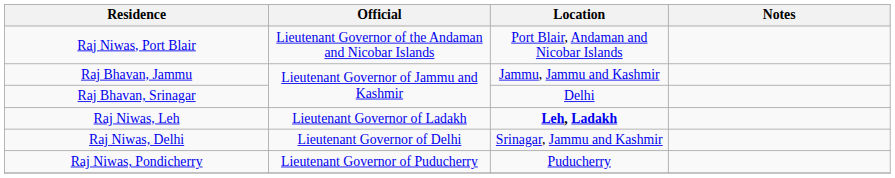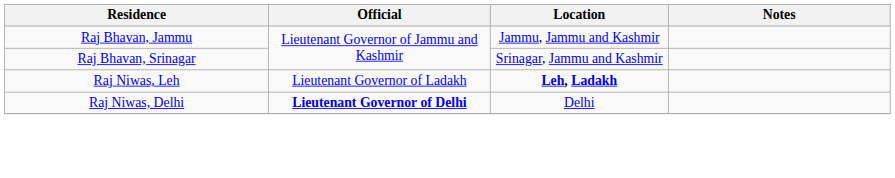- row: (137, 44)
(579, 96) Delhi -> (579, 59) Srinagar, Jammu and Kashmir
(379, 140) normal -> (379, 102) bold
(579, 140) Srinagar, Jammu and Kashmir -> (579, 102) Delhi
- row: (137, 161)
